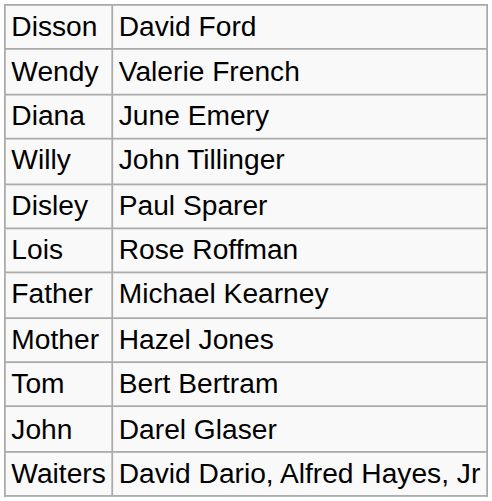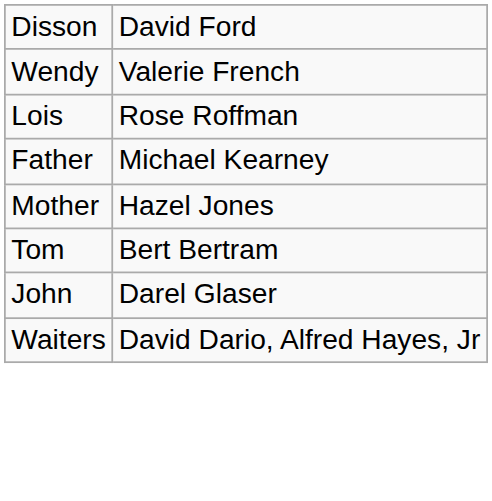- row: (48, 116)
- row: (41, 160)
- row: (50, 205)
